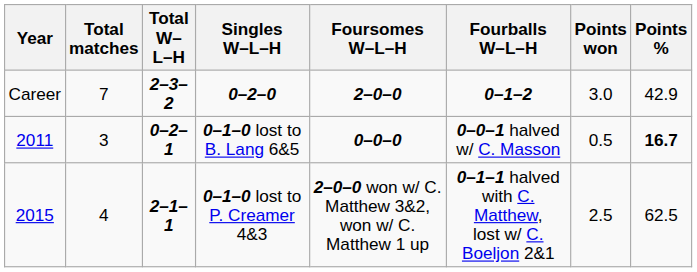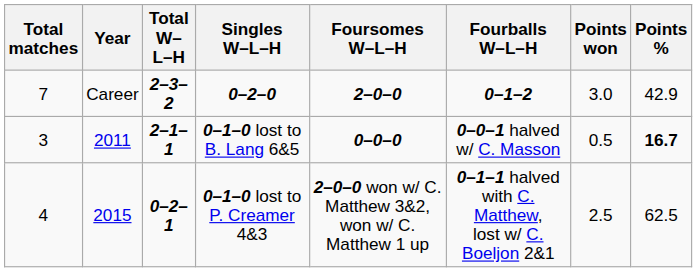columns swapped: (35, 38) <-> (104, 38)
(169, 140) 0–2–1 -> (169, 140) 2–1–1
(169, 215) 2–1–1 -> (169, 215) 0–2–1
